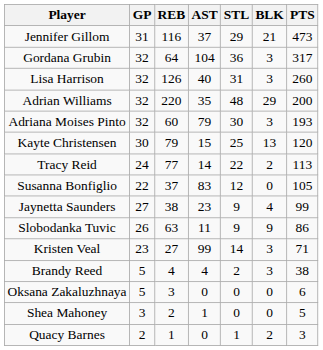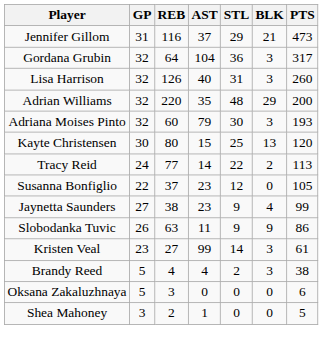(171, 143) 79 -> (171, 143) 80
(205, 185) 83 -> (205, 185) 23
(302, 249) 71 -> (302, 249) 61
- row: (67, 334)
